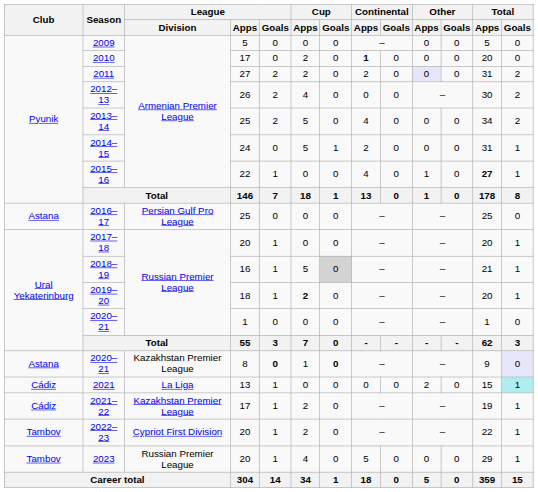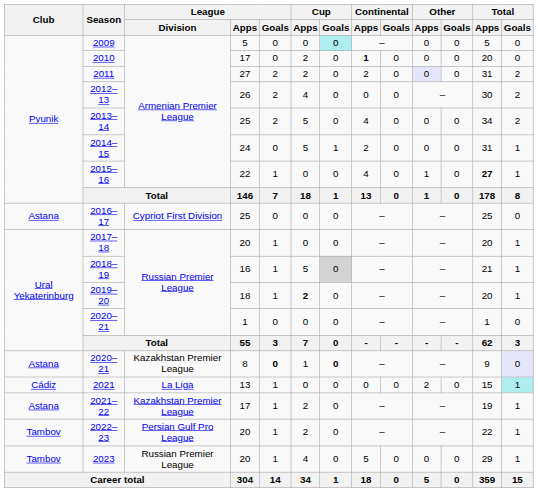(336, 43) no background -> (336, 43) paleturquoise background
(178, 216) Persian Gulf Pro League -> (178, 216) Cypriot First Division
(44, 406) Cádiz -> (44, 406) Astana
(178, 432) Cypriot First Division -> (178, 432) Persian Gulf Pro League
